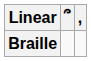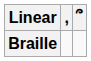columns swapped: (80, 17) <-> (67, 18)
